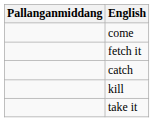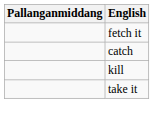- row: (121, 32)
